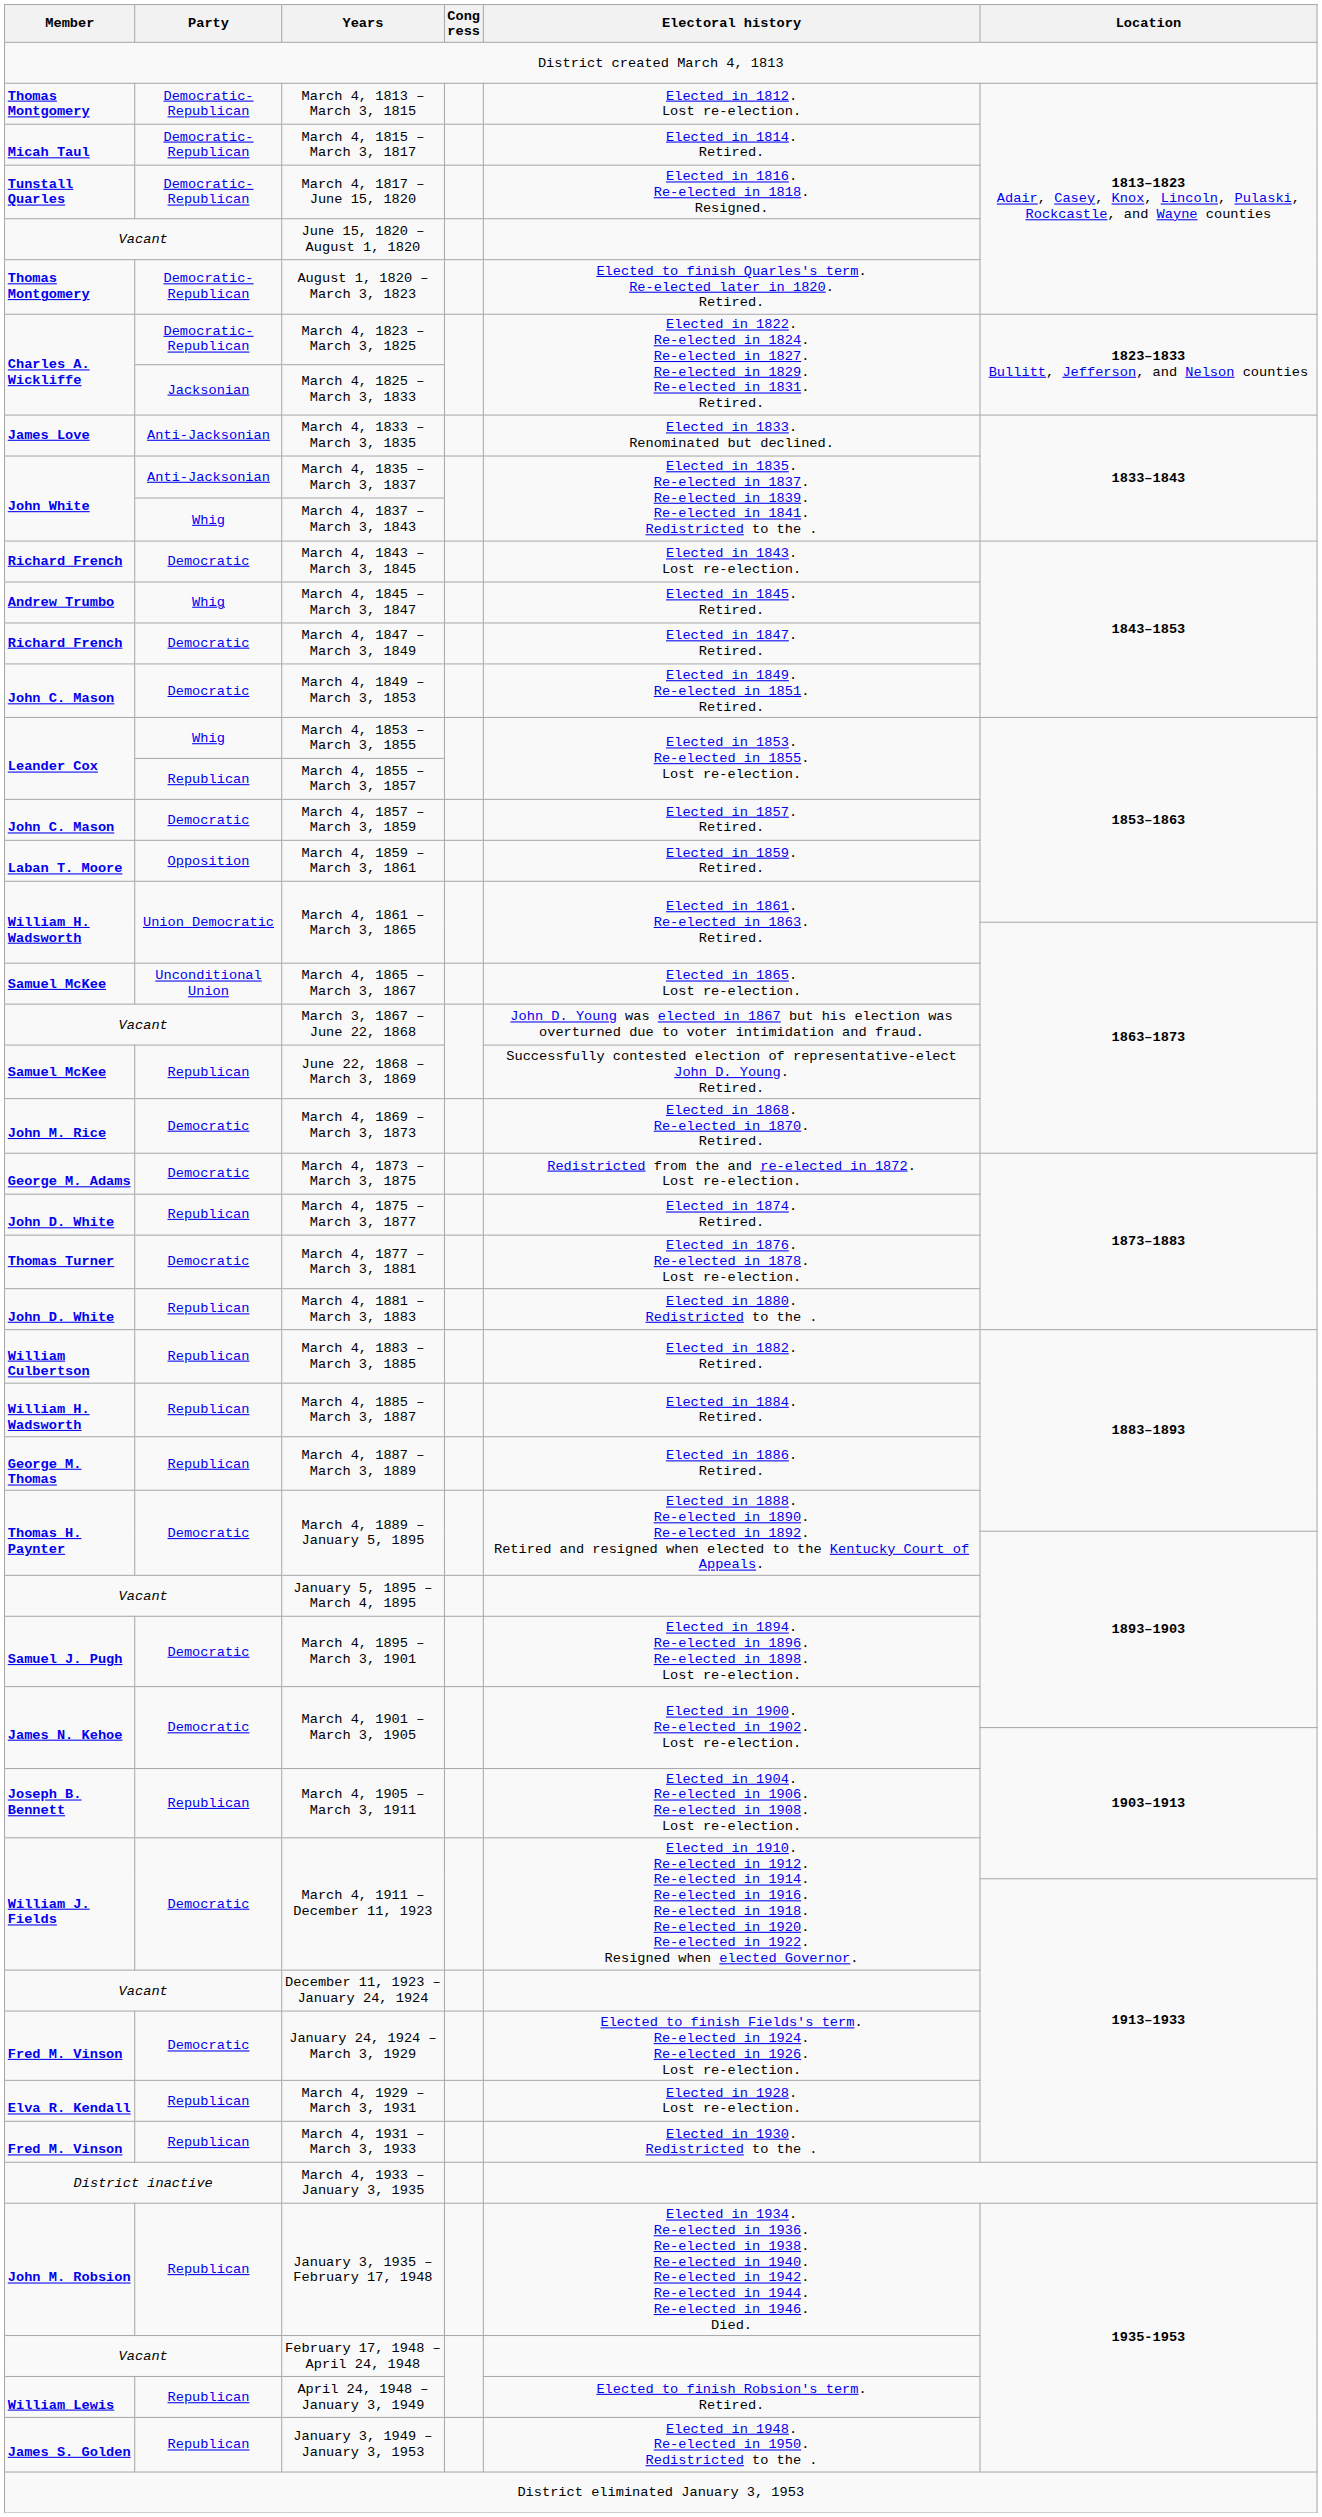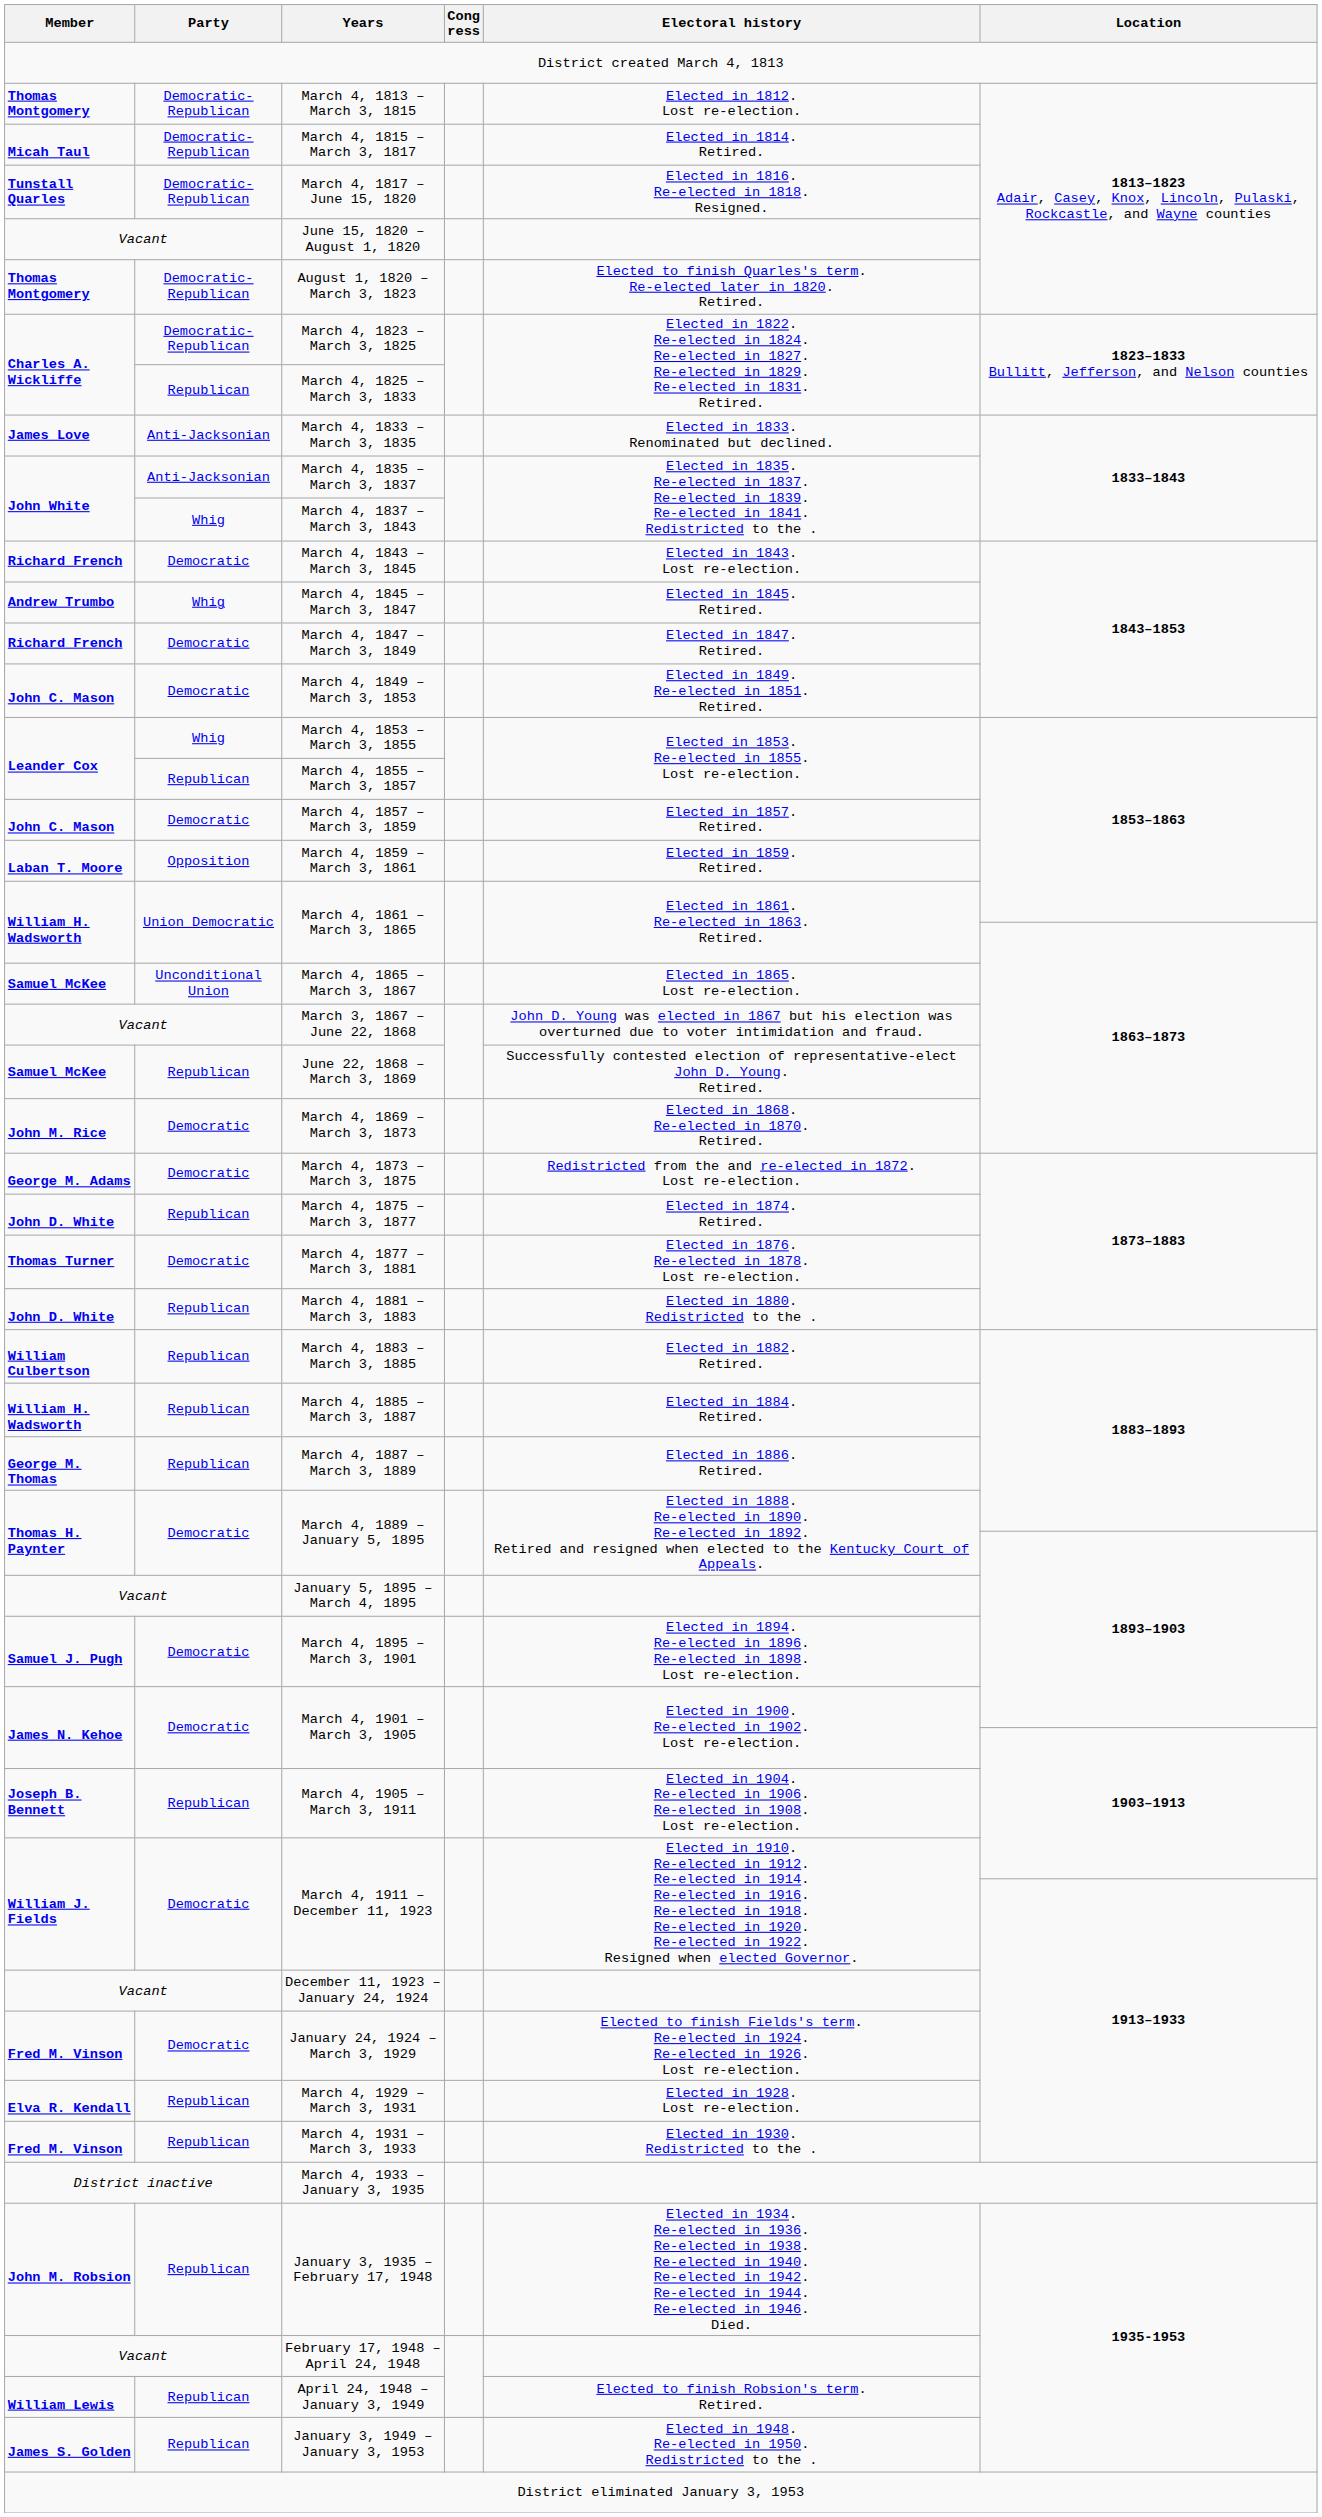(208, 390) Jacksonian -> (208, 390) Republican
